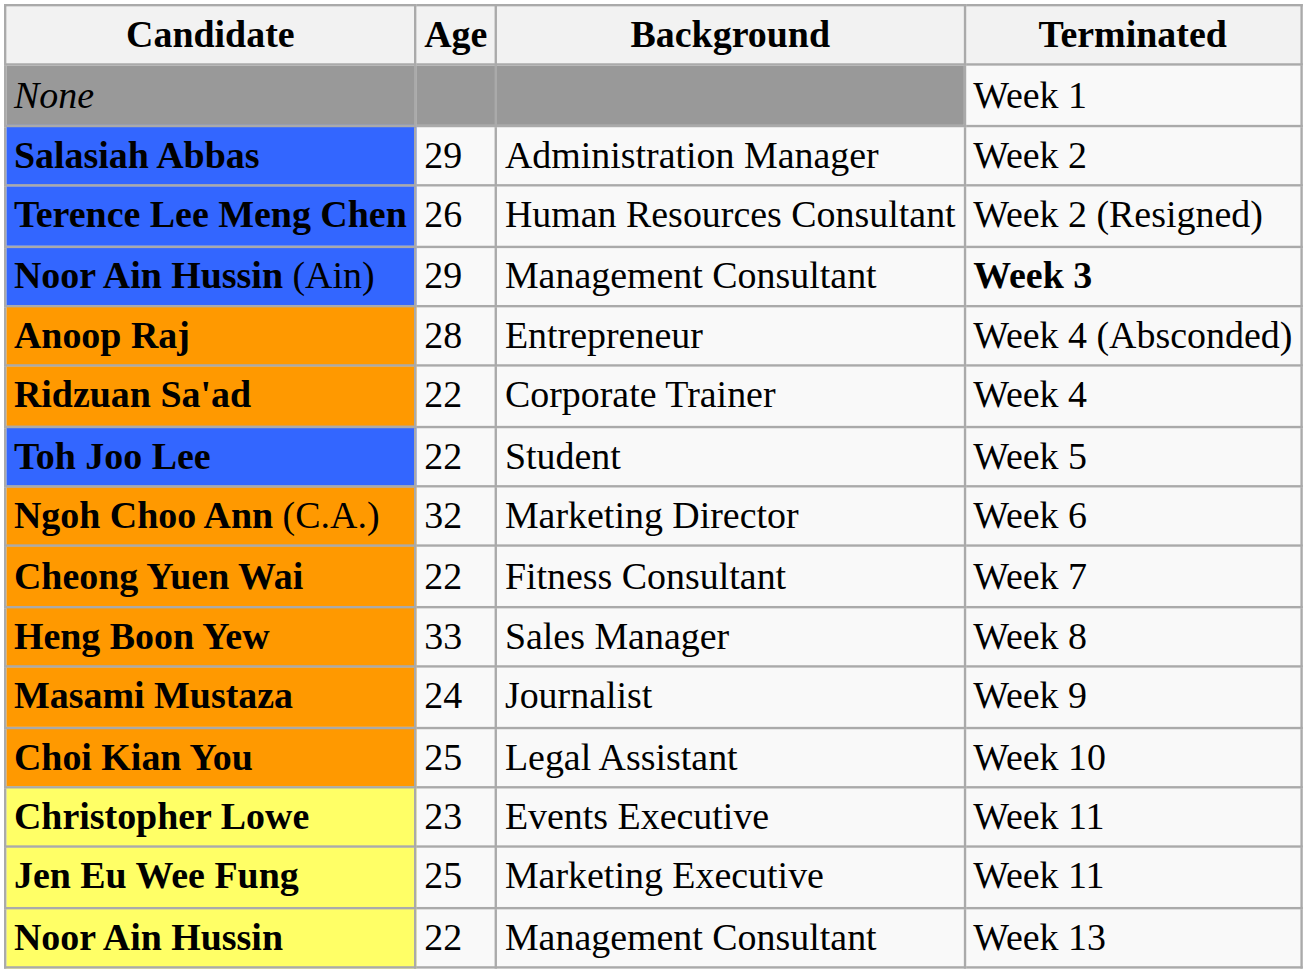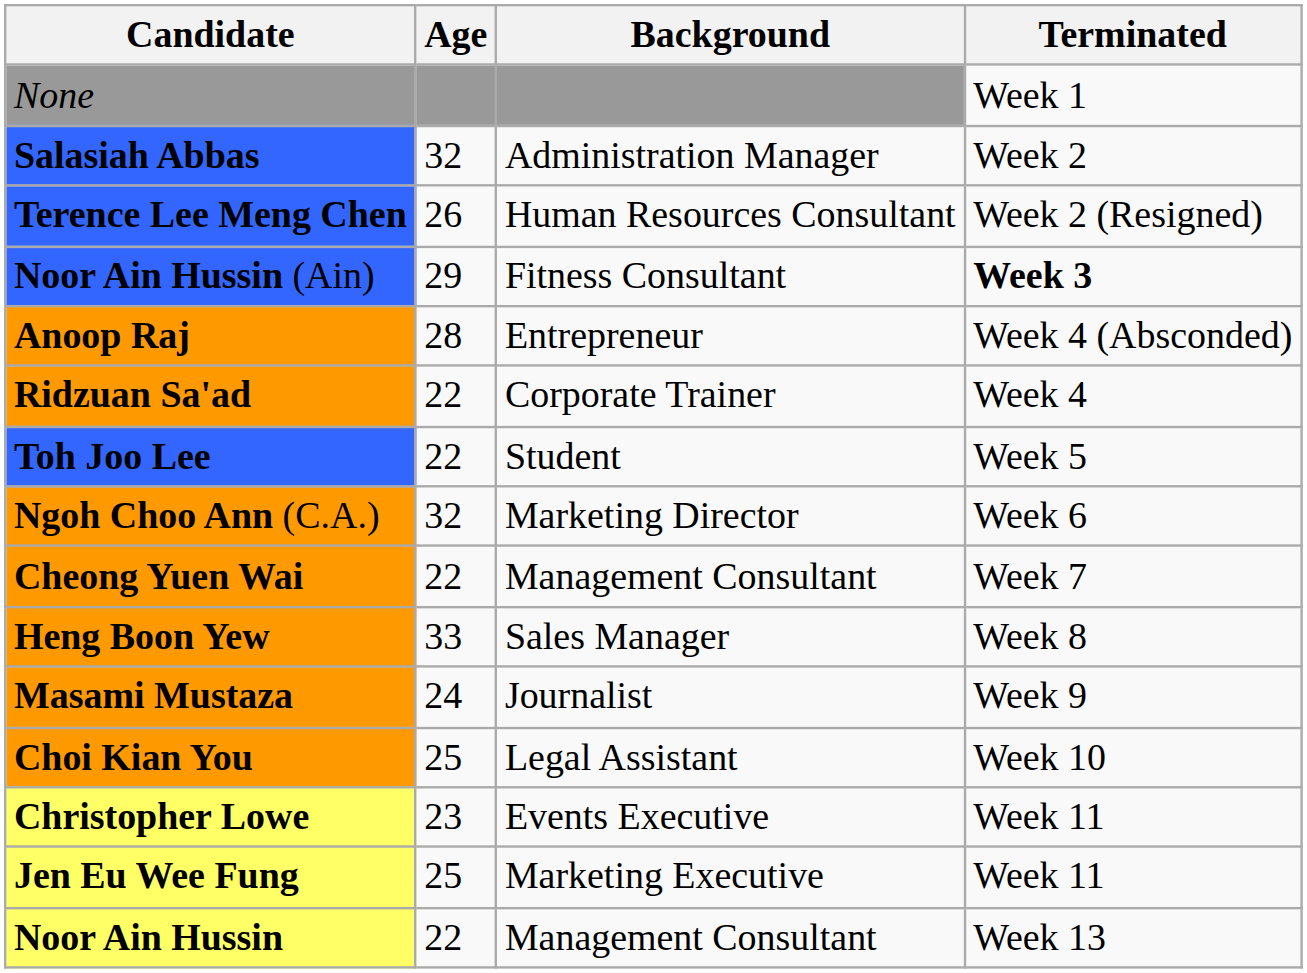(443, 154) 29 -> (443, 154) 32
(691, 275) Management Consultant -> (646, 275) Fitness Consultant
(646, 575) Fitness Consultant -> (691, 575) Management Consultant
